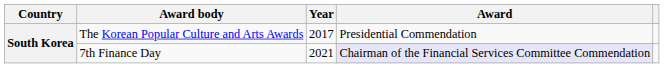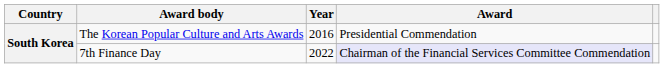(321, 33) 2017 -> (321, 33) 2016
(321, 53) 2021 -> (321, 53) 2022
